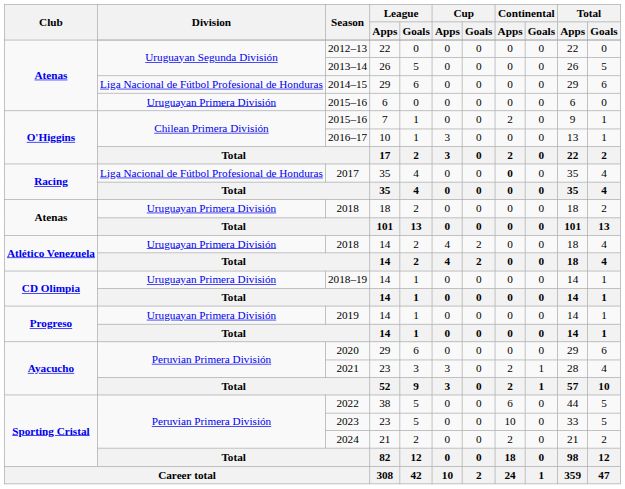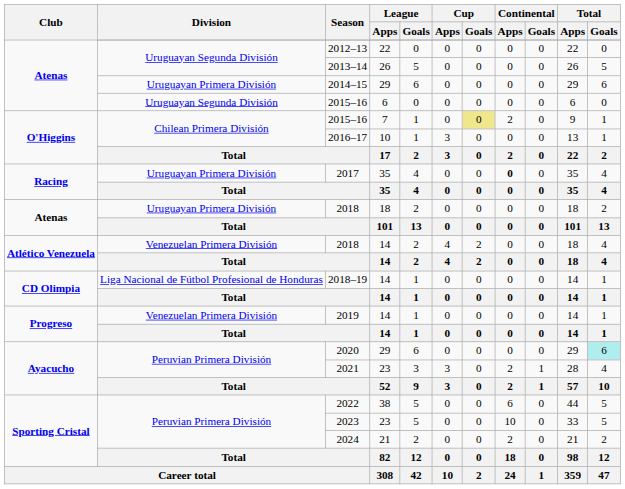(211, 84) Liga Nacional de Fútbol Profesional de Honduras -> (211, 84) Uruguayan Primera División
(211, 102) Uruguayan Primera División -> (211, 102) Uruguayan Segunda División
(479, 119) no background -> (479, 119) khaki background
(211, 173) Liga Nacional de Fútbol Profesional de Honduras -> (211, 173) Uruguayan Primera División
(211, 244) Uruguayan Primera División -> (211, 244) Venezuelan Primera División
(211, 279) Uruguayan Primera División -> (211, 279) Liga Nacional de Fútbol Profesional de Honduras
(211, 315) Uruguayan Primera División -> (211, 315) Venezuelan Primera División
(604, 350) no background -> (604, 350) paleturquoise background
